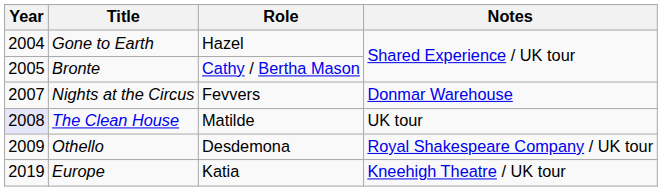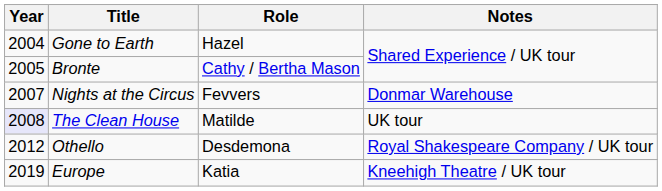(26, 146) 2009 -> (26, 146) 2012
